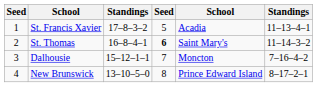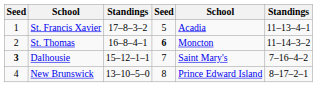(203, 43) Saint Mary's -> (196, 43) Moncton
(16, 58) normal -> (16, 58) bold
(196, 58) Moncton -> (203, 58) Saint Mary's
